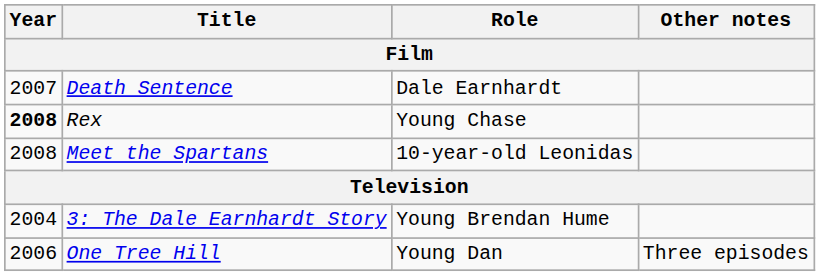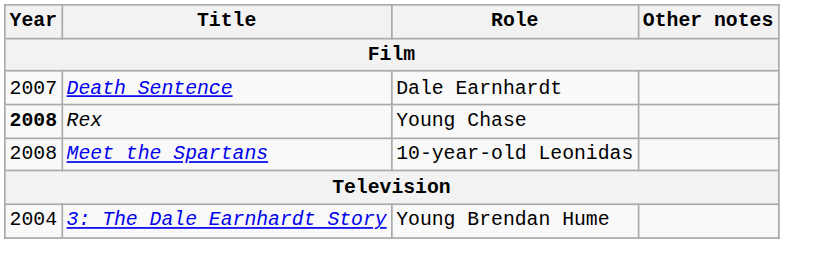- row: (144, 254)
